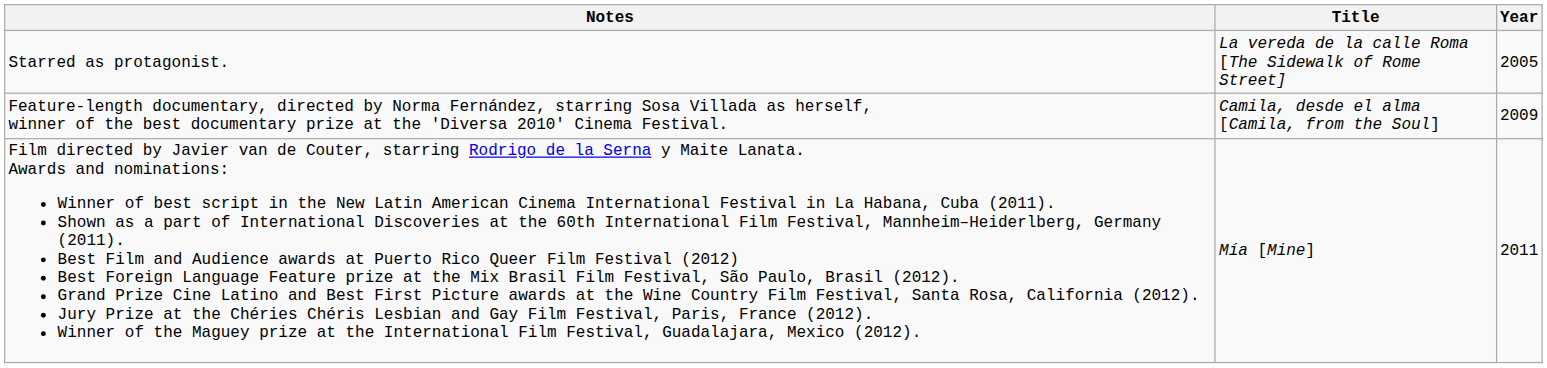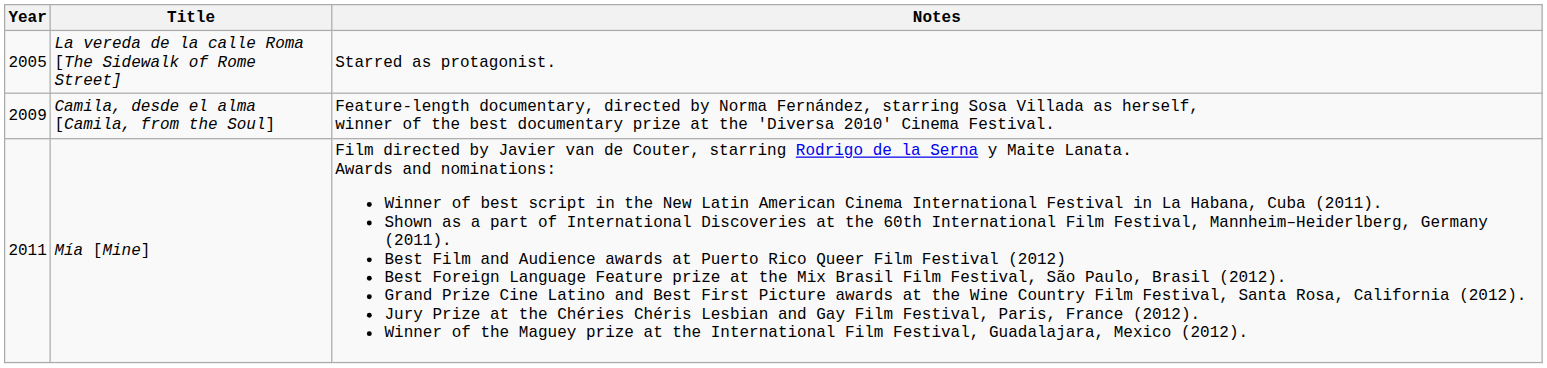columns swapped: (1519, 18) <-> (610, 18)
